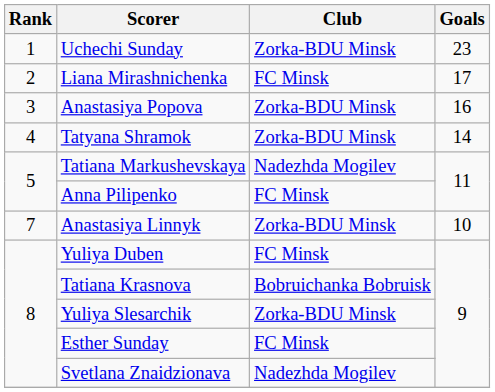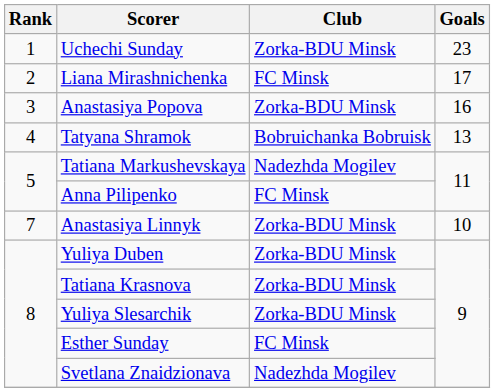(325, 136) Zorka-BDU Minsk -> (342, 136) Bobruichanka Bobruisk
(462, 136) 14 -> (462, 136) 13
(291, 254) FC Minsk -> (325, 254) Zorka-BDU Minsk
(342, 284) Bobruichanka Bobruisk -> (325, 284) Zorka-BDU Minsk
